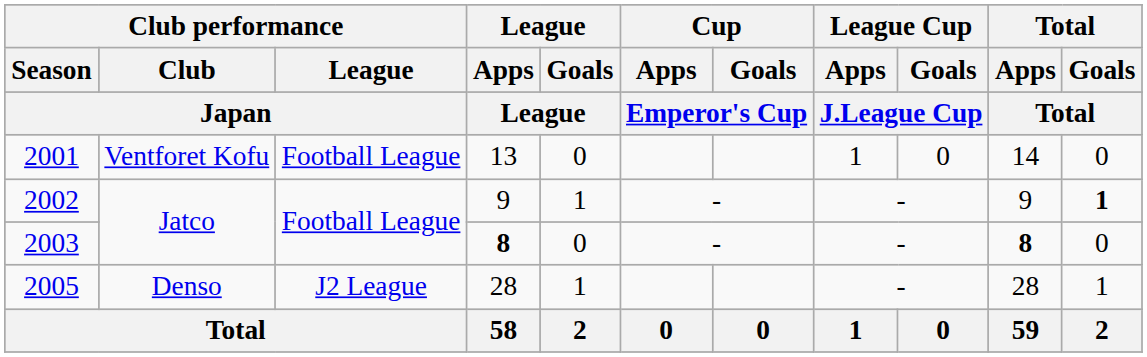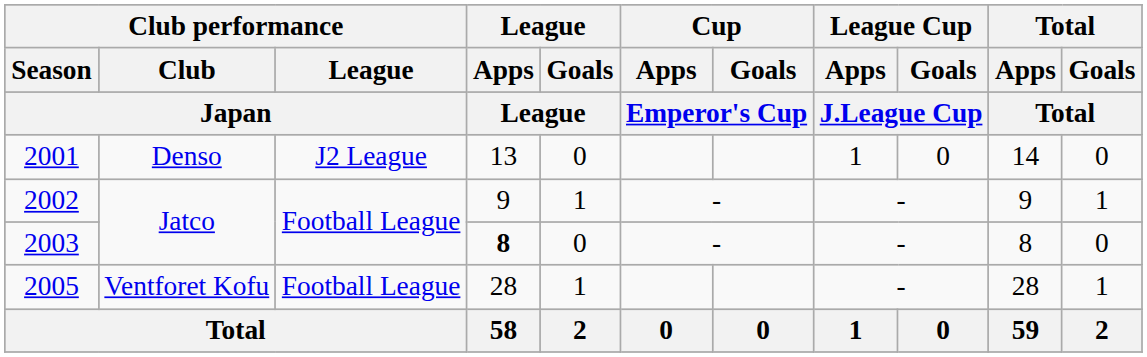(187, 156) Ventforet Kofu -> (187, 156) Denso
(371, 156) Football League -> (371, 156) J2 League
(1102, 199) bold -> (1102, 199) normal
(1025, 243) bold -> (1025, 243) normal
(187, 286) Denso -> (187, 286) Ventforet Kofu
(371, 286) J2 League -> (371, 286) Football League
